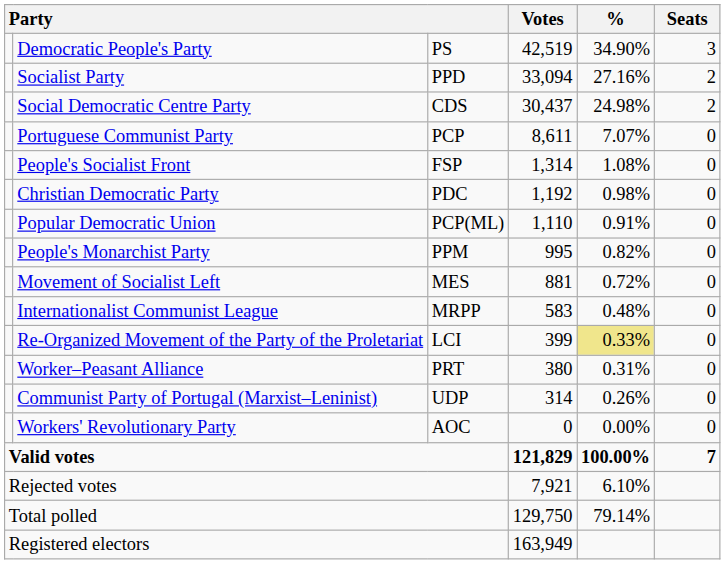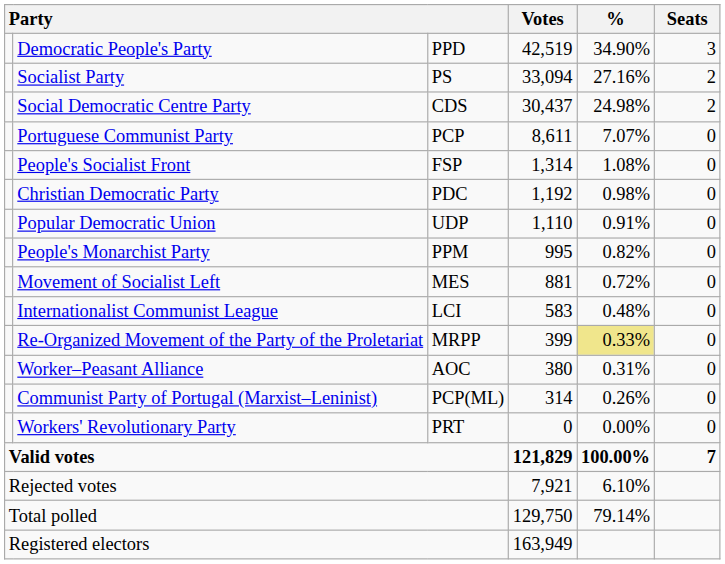(442, 48) PS -> (449, 48) PPD
(449, 77) PPD -> (442, 77) PS
(468, 223) PCP(ML) -> (450, 223) UDP
(456, 310) MRPP -> (446, 310) LCI
(446, 340) LCI -> (456, 340) MRPP
(448, 369) PRT -> (451, 369) AOC
(450, 398) UDP -> (468, 398) PCP(ML)
(451, 427) AOC -> (448, 427) PRT
